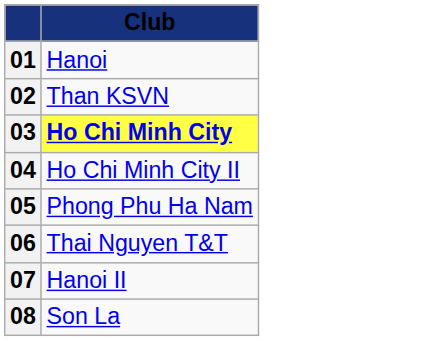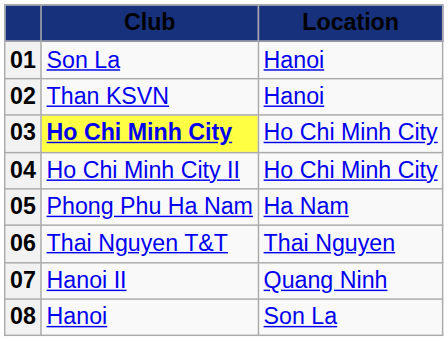+ column: (351, 22)
(77, 59) Hanoi -> (83, 59) Son La
(83, 317) Son La -> (77, 317) Hanoi
